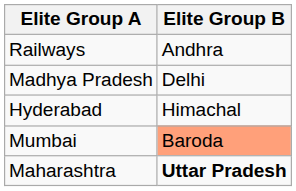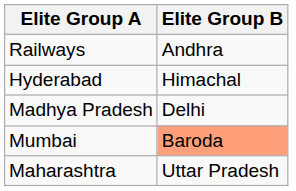rows swapped: (56, 110) <-> (81, 79)
(224, 170) bold -> (220, 170) normal
